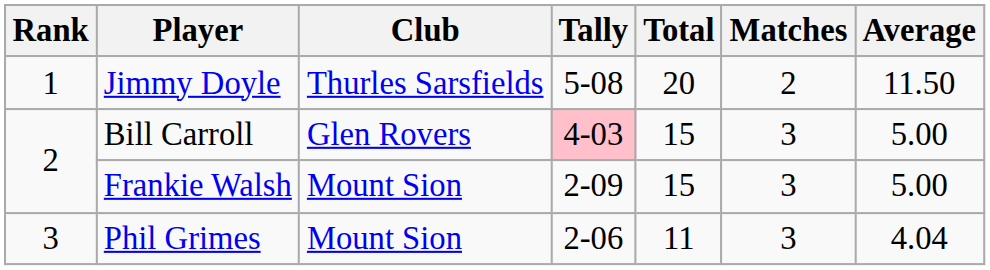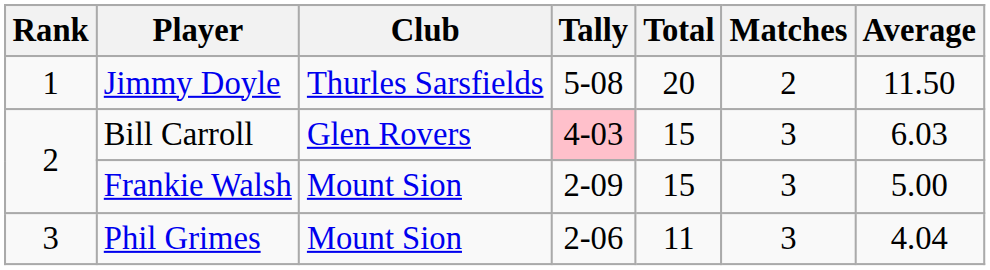(919, 133) 5.00 -> (919, 133) 6.03
